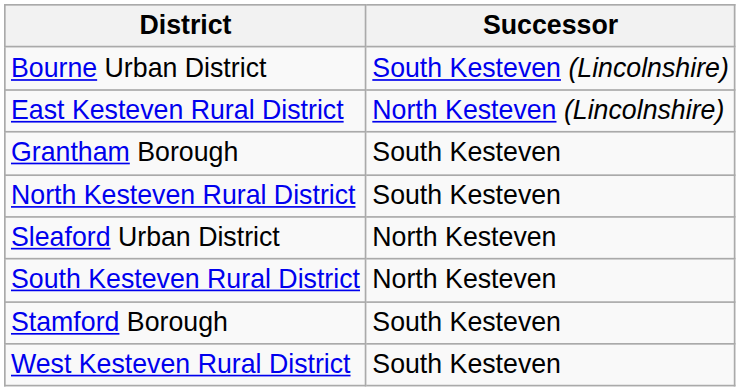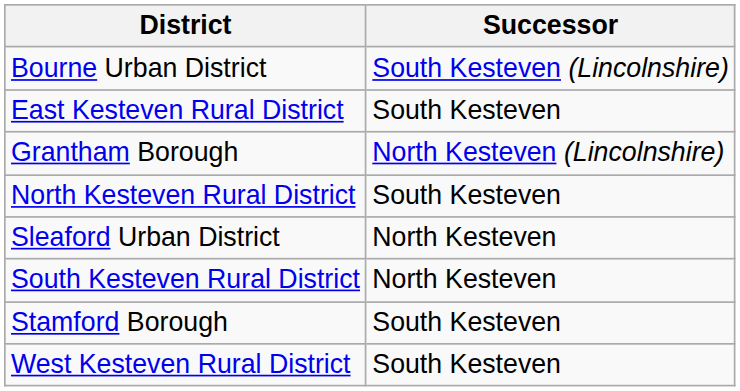(548, 110) North Kesteven (Lincolnshire) -> (467, 110) South Kesteven
(467, 152) South Kesteven -> (548, 152) North Kesteven (Lincolnshire)
